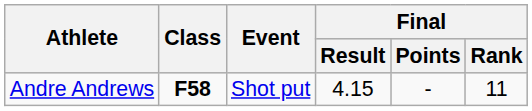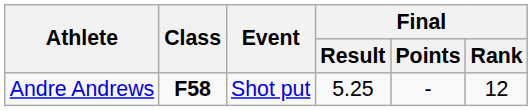(353, 89) 4.15 -> (353, 89) 5.25
(497, 89) 11 -> (497, 89) 12
